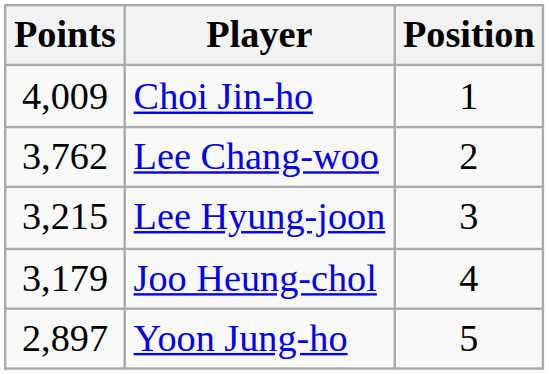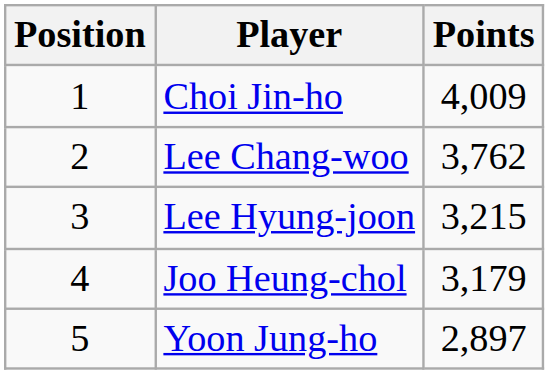columns swapped: (469, 34) <-> (65, 34)
